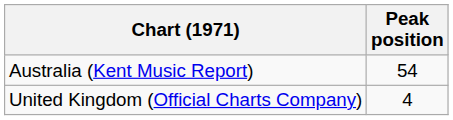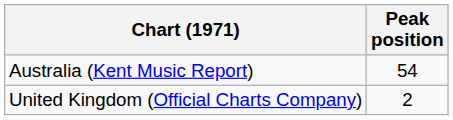(407, 99) 4 -> (407, 99) 2
